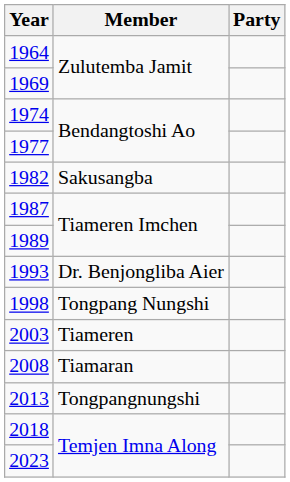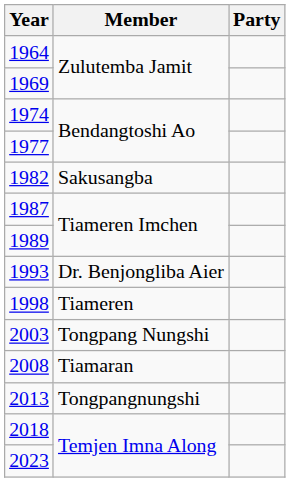(134, 303) Tongpang Nungshi -> (96, 303) Tiameren
(96, 334) Tiameren -> (134, 334) Tongpang Nungshi
